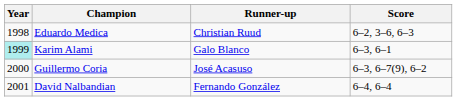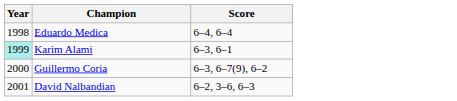- column: (271, 14)
(383, 32) 6–2, 3–6, 6–3 -> (213, 32) 6–4, 6–4
(372, 87) 6–4, 6–4 -> (224, 87) 6–2, 3–6, 6–3
